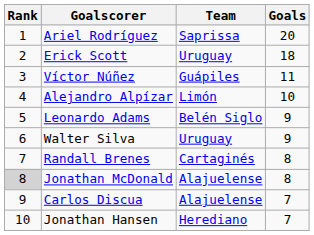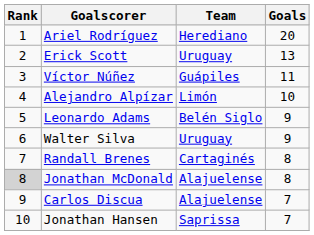(209, 35) Saprissa -> (213, 35) Herediano
(287, 56) 18 -> (287, 56) 13
(213, 220) Herediano -> (209, 220) Saprissa
